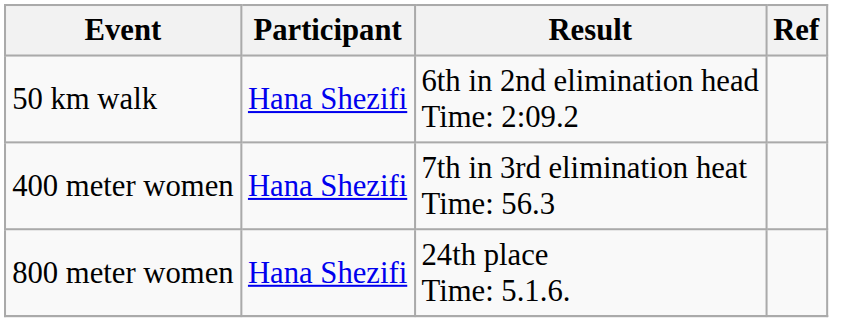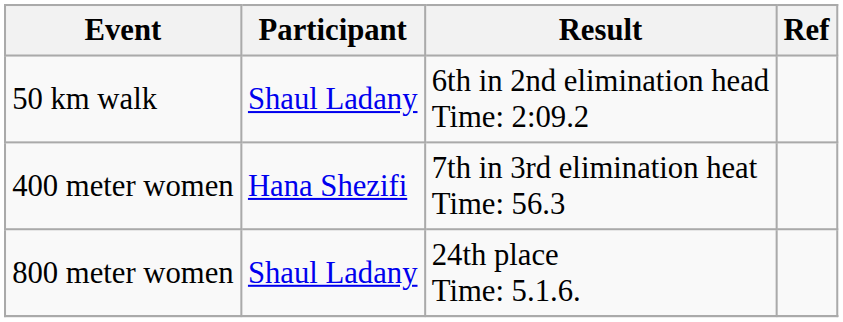(328, 98) Hana Shezifi -> (333, 98) Shaul Ladany
(328, 272) Hana Shezifi -> (333, 272) Shaul Ladany
